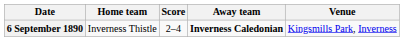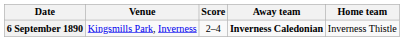columns swapped: (122, 12) <-> (342, 12)
